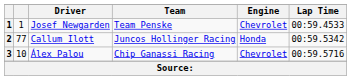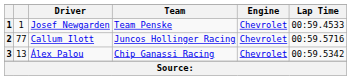(253, 40) Honda -> (263, 40) Chevrolet
(318, 40) 00:59.5342 -> (318, 40) 00:59.5716
(21, 54) 10 -> (21, 54) 13
(318, 54) 00:59.5716 -> (318, 54) 00:59.5342
